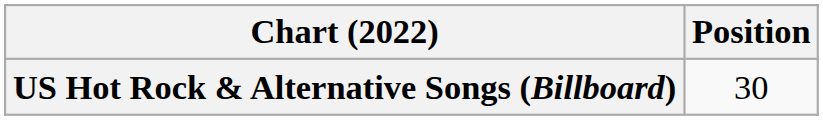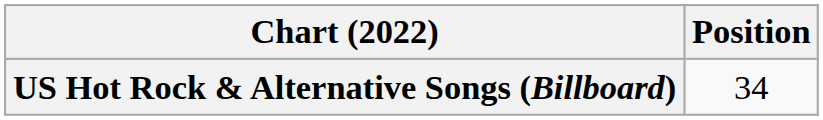(751, 86) 30 -> (751, 86) 34
